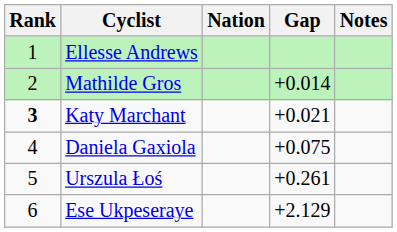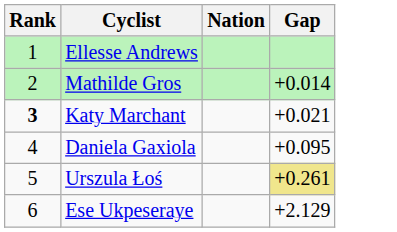- column: (364, 20)
(302, 147) +0.075 -> (302, 147) +0.095
(302, 178) no background -> (302, 178) khaki background
